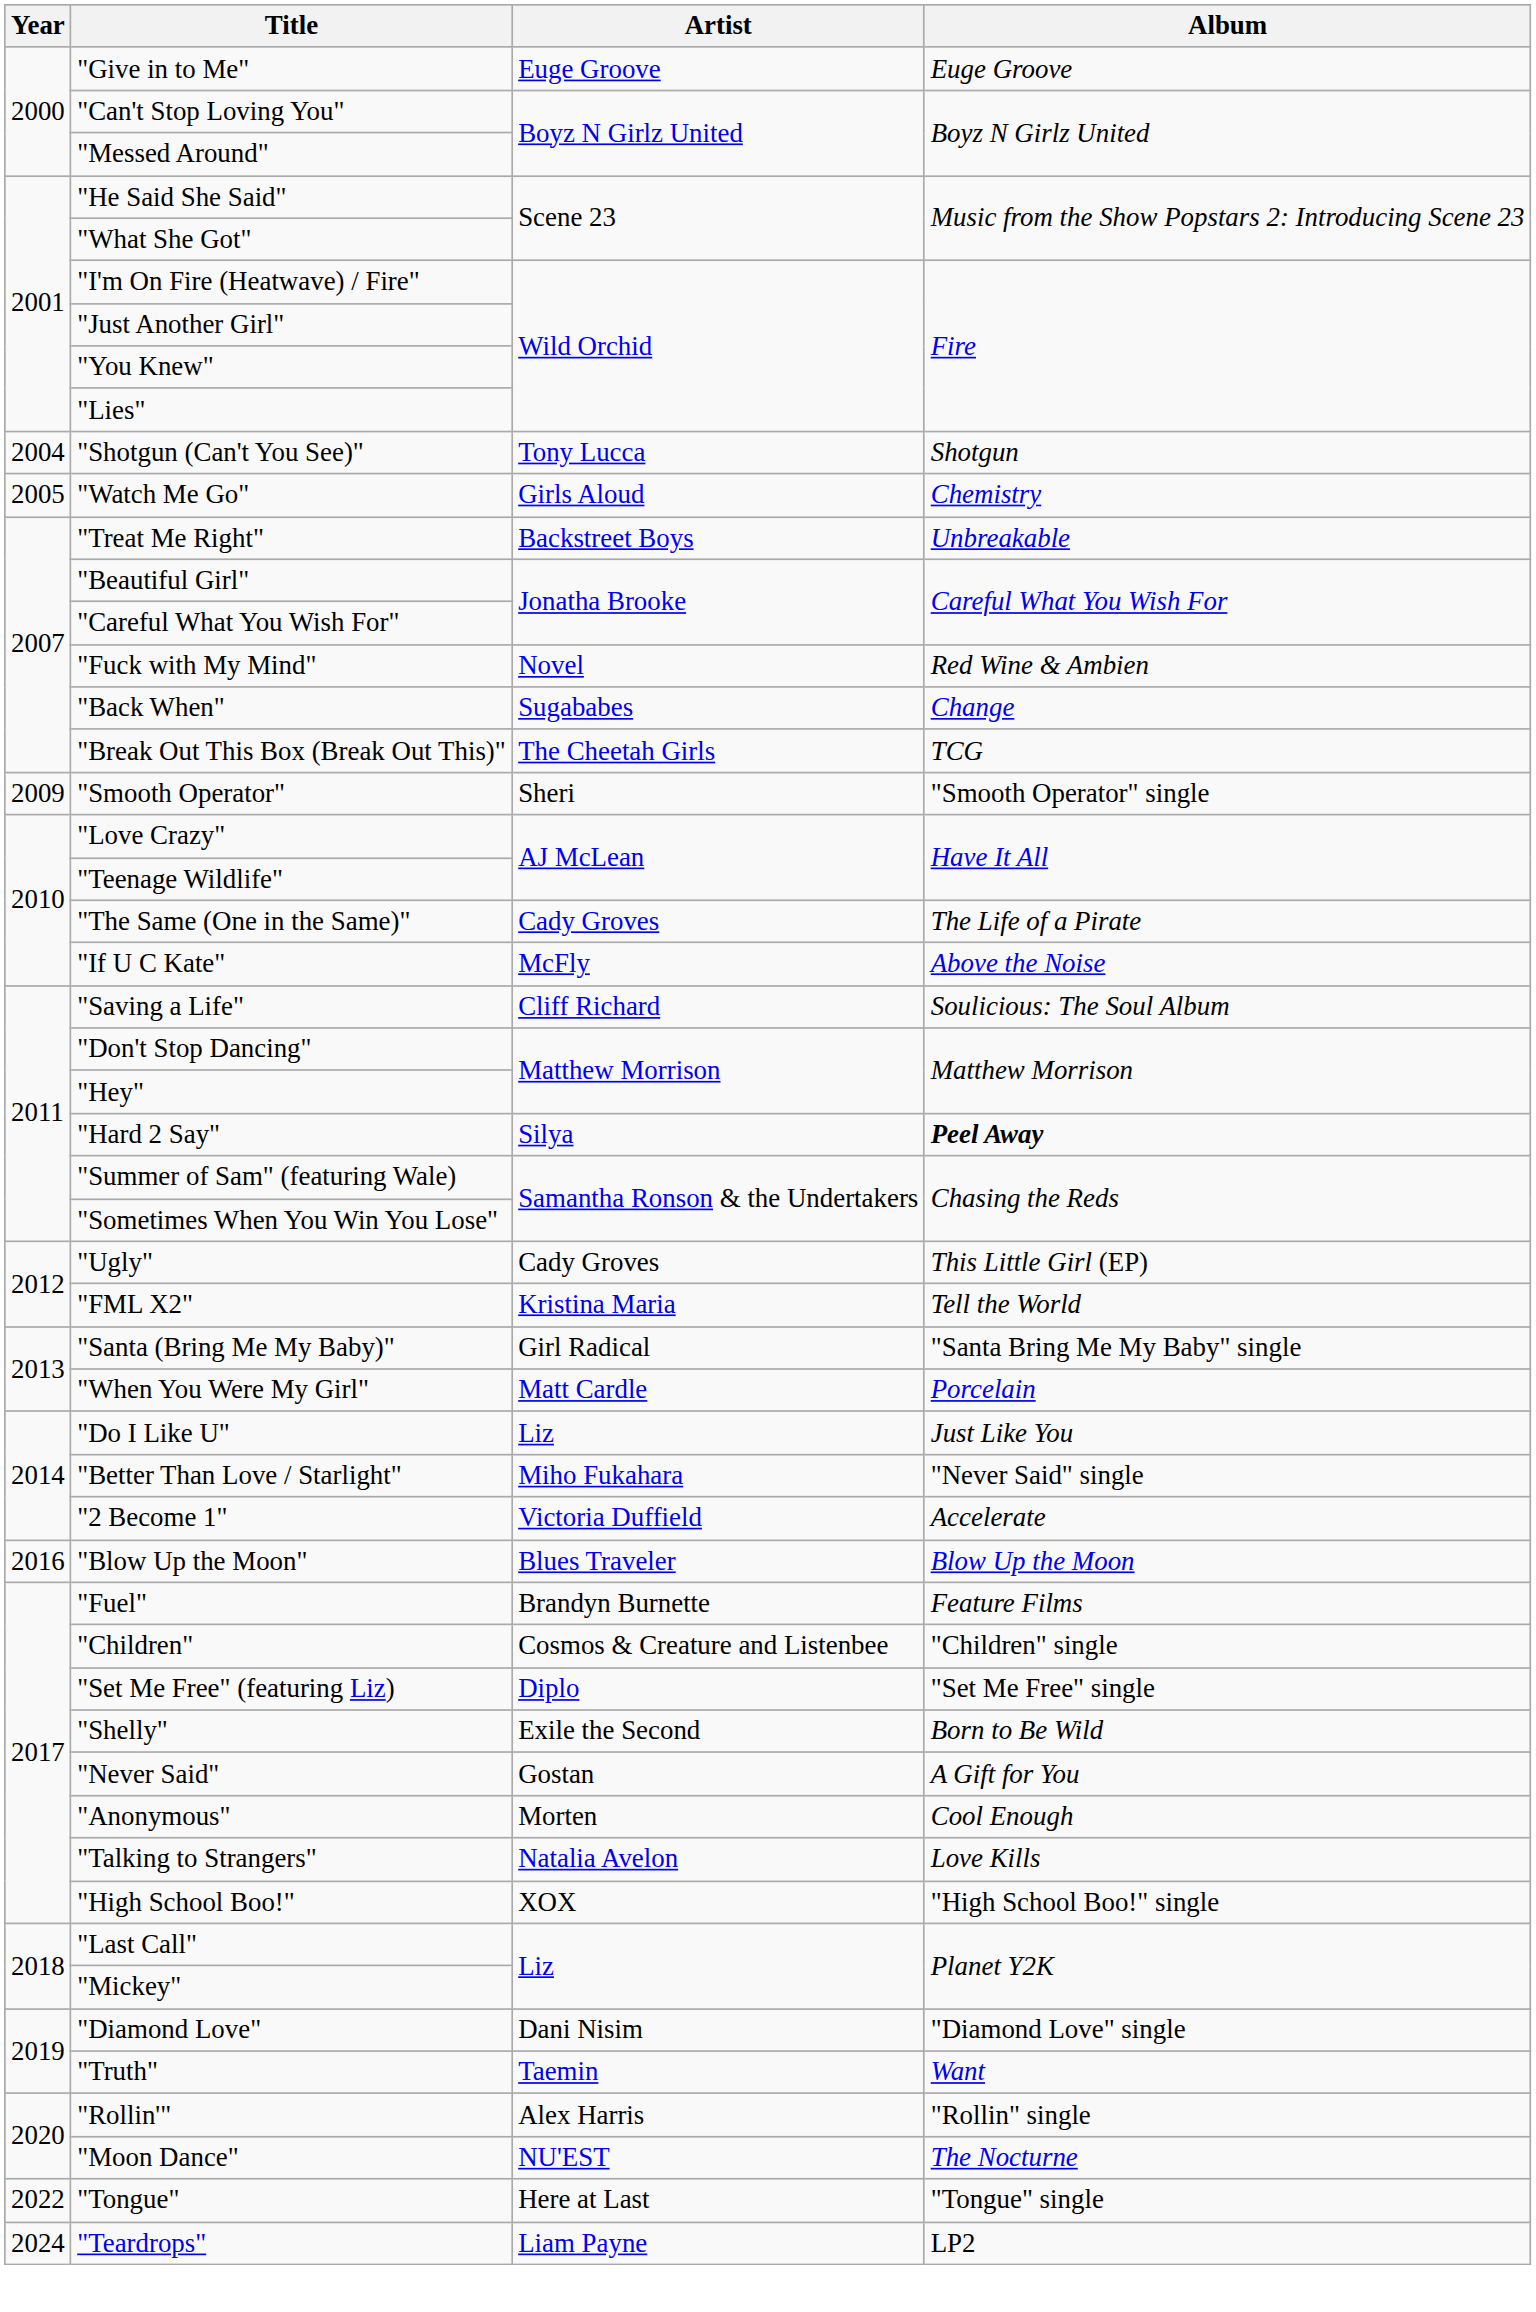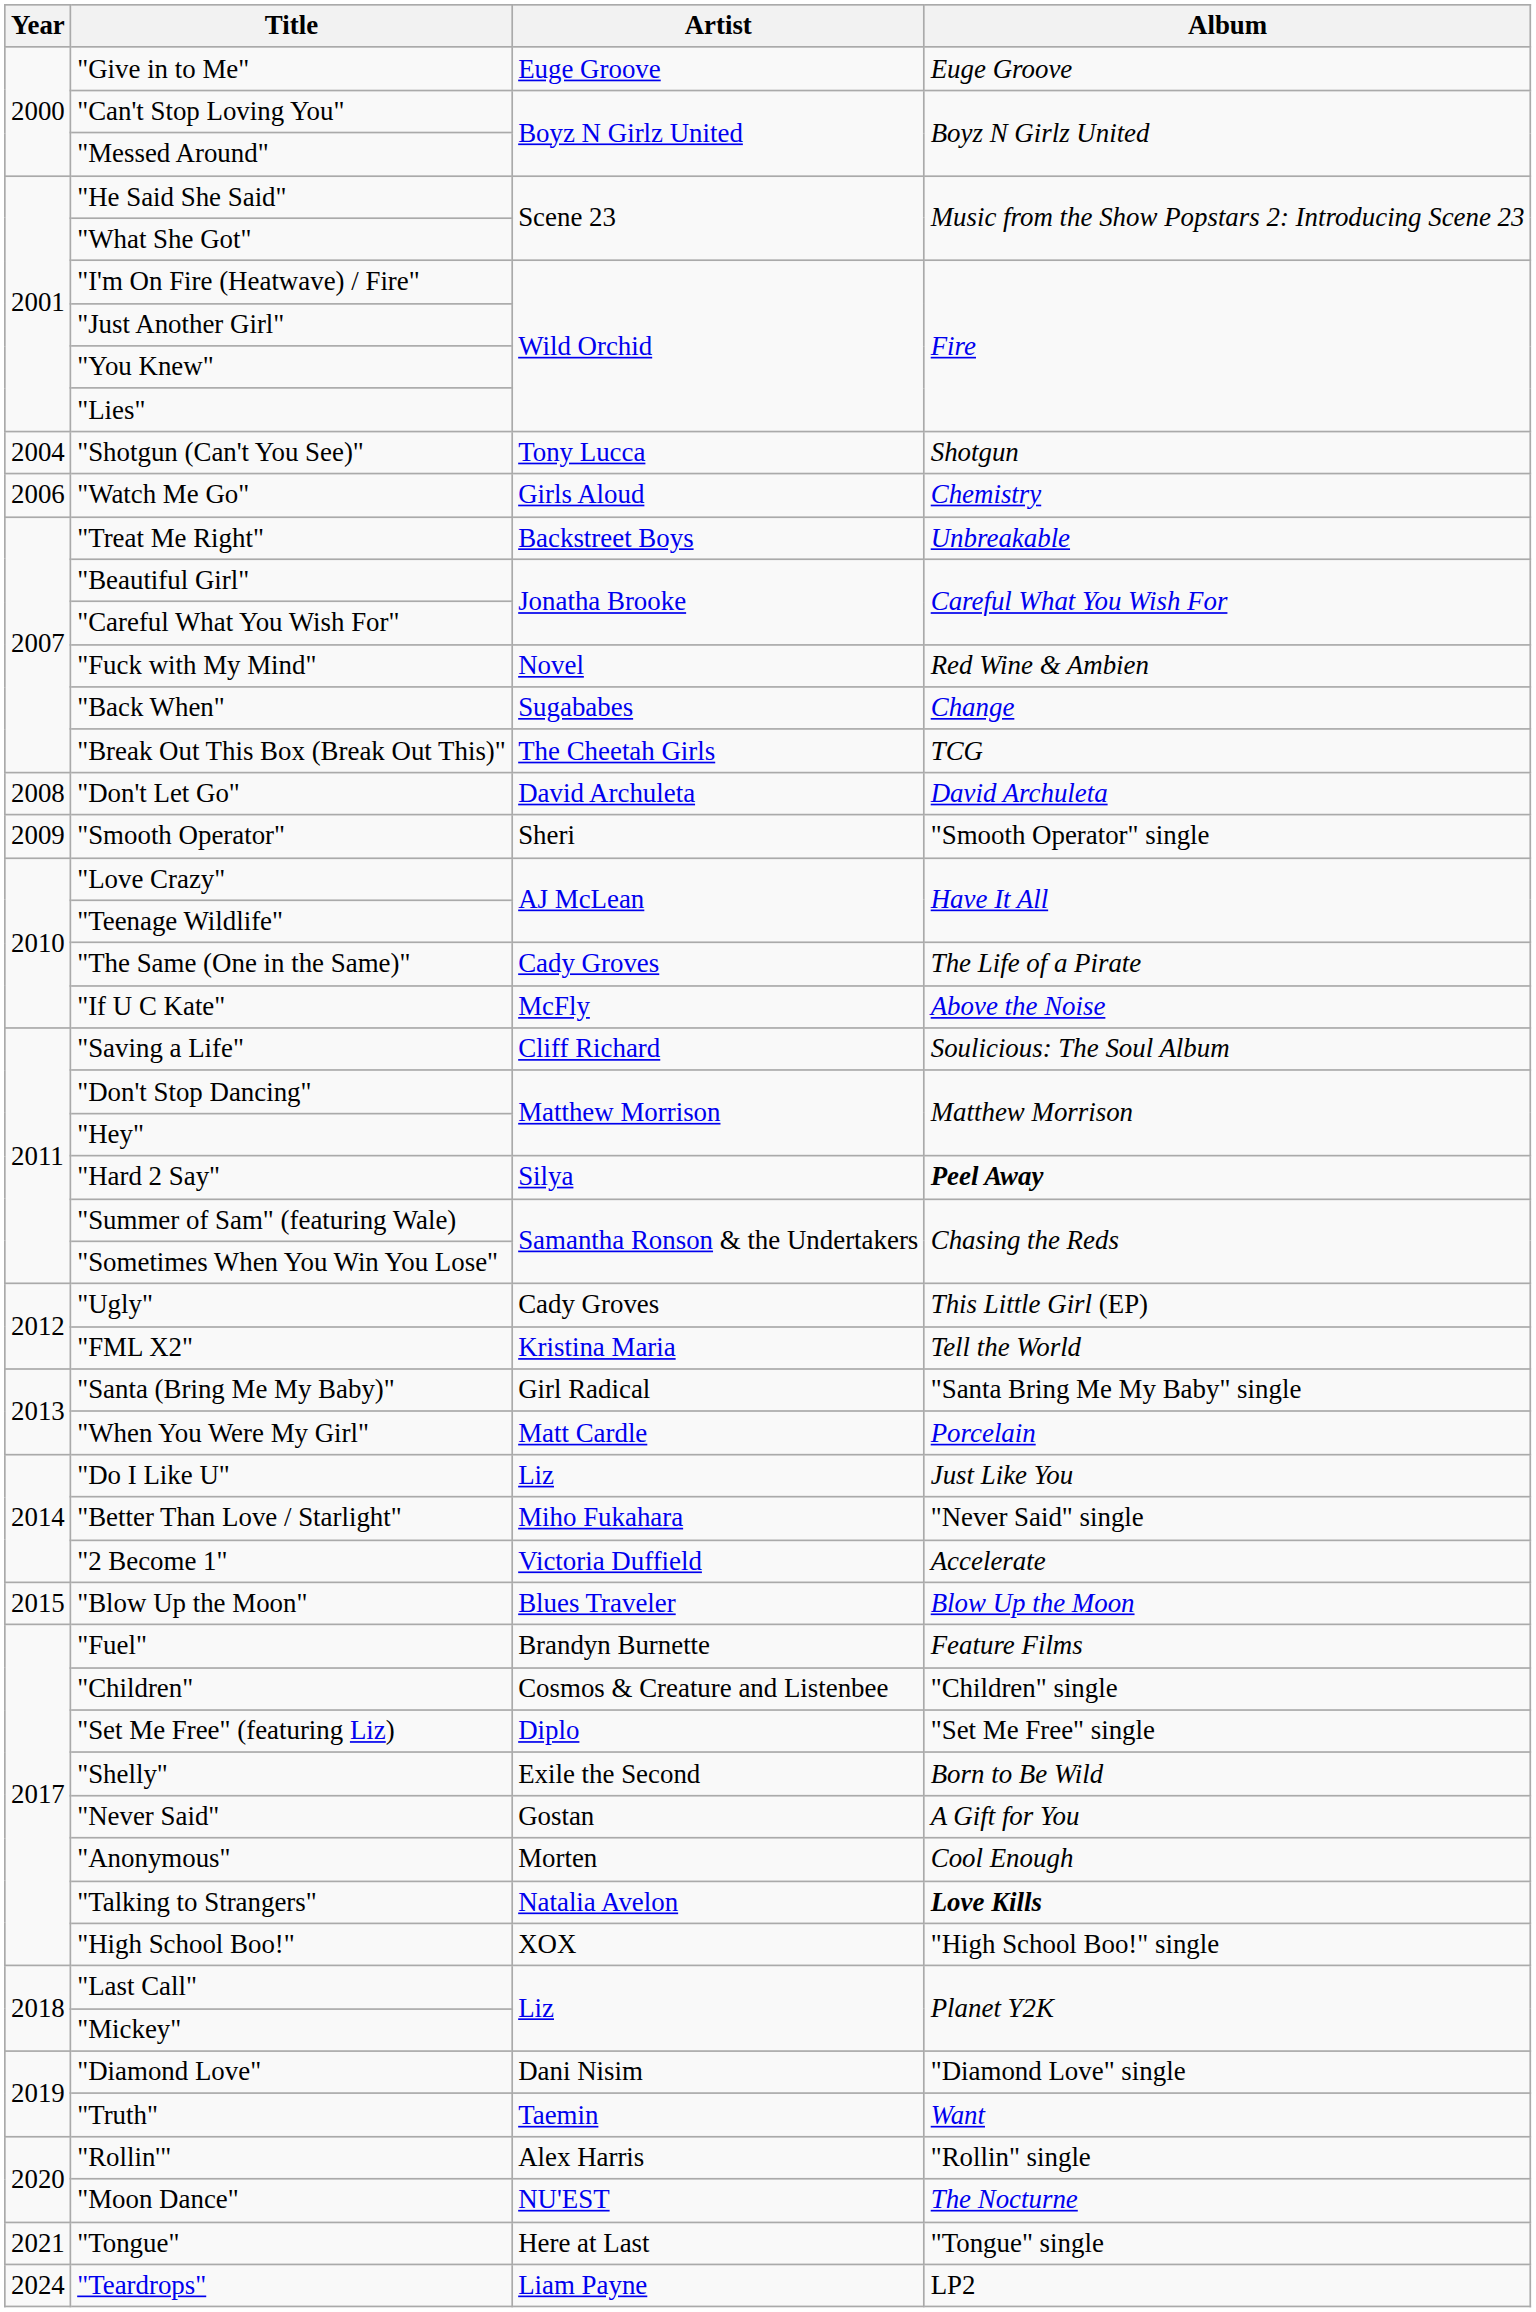(38, 494) 2005 -> (38, 494) 2006
+ row: (159, 793)
(38, 1560) 2016 -> (38, 1603) 2015
(986, 1858) normal -> (986, 1901) bold
(38, 2199) 2022 -> (38, 2242) 2021
